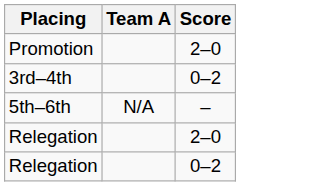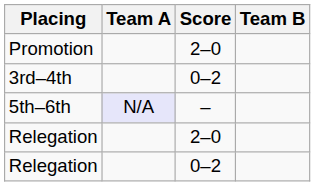+ column: (273, 19)
(139, 107) no background -> (139, 107) lavender background
